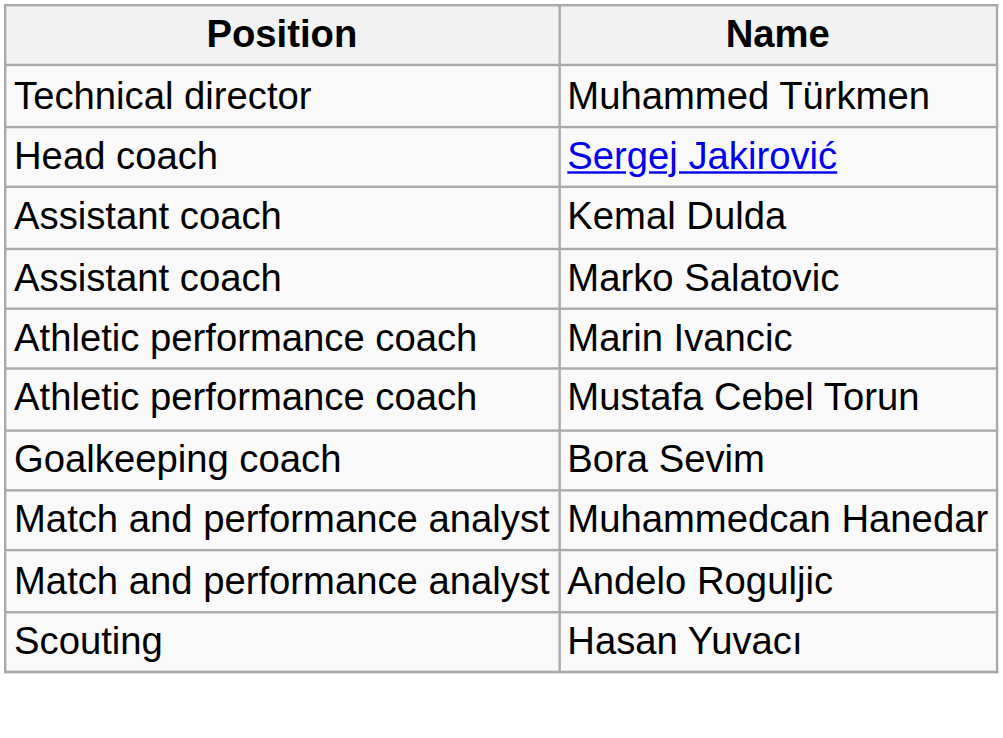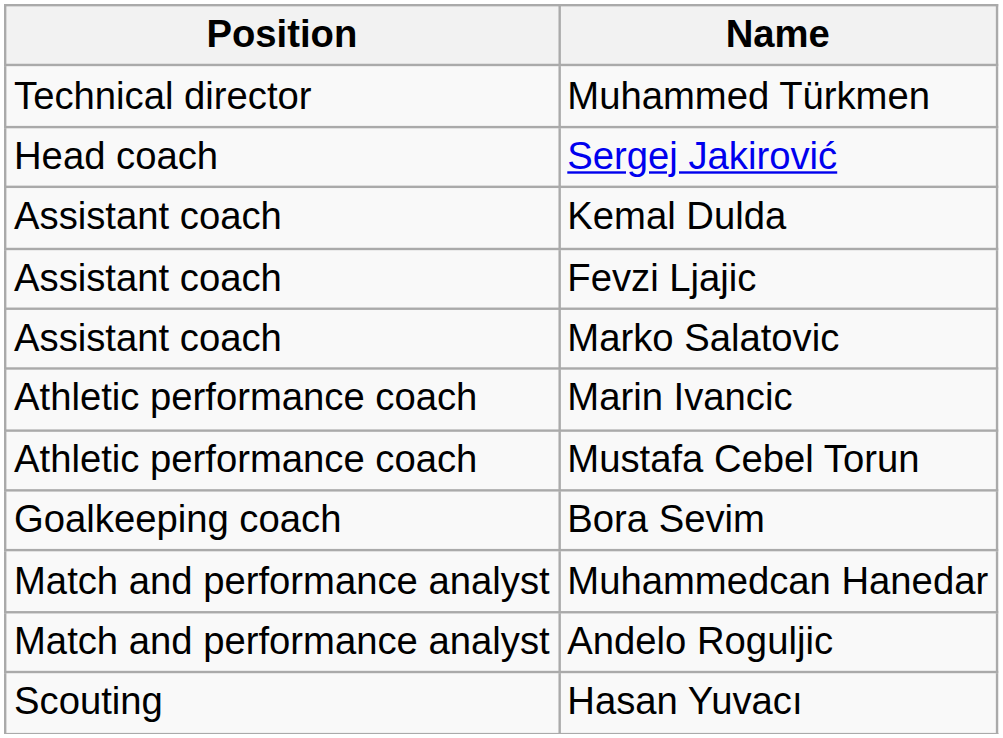+ row: (662, 277)
